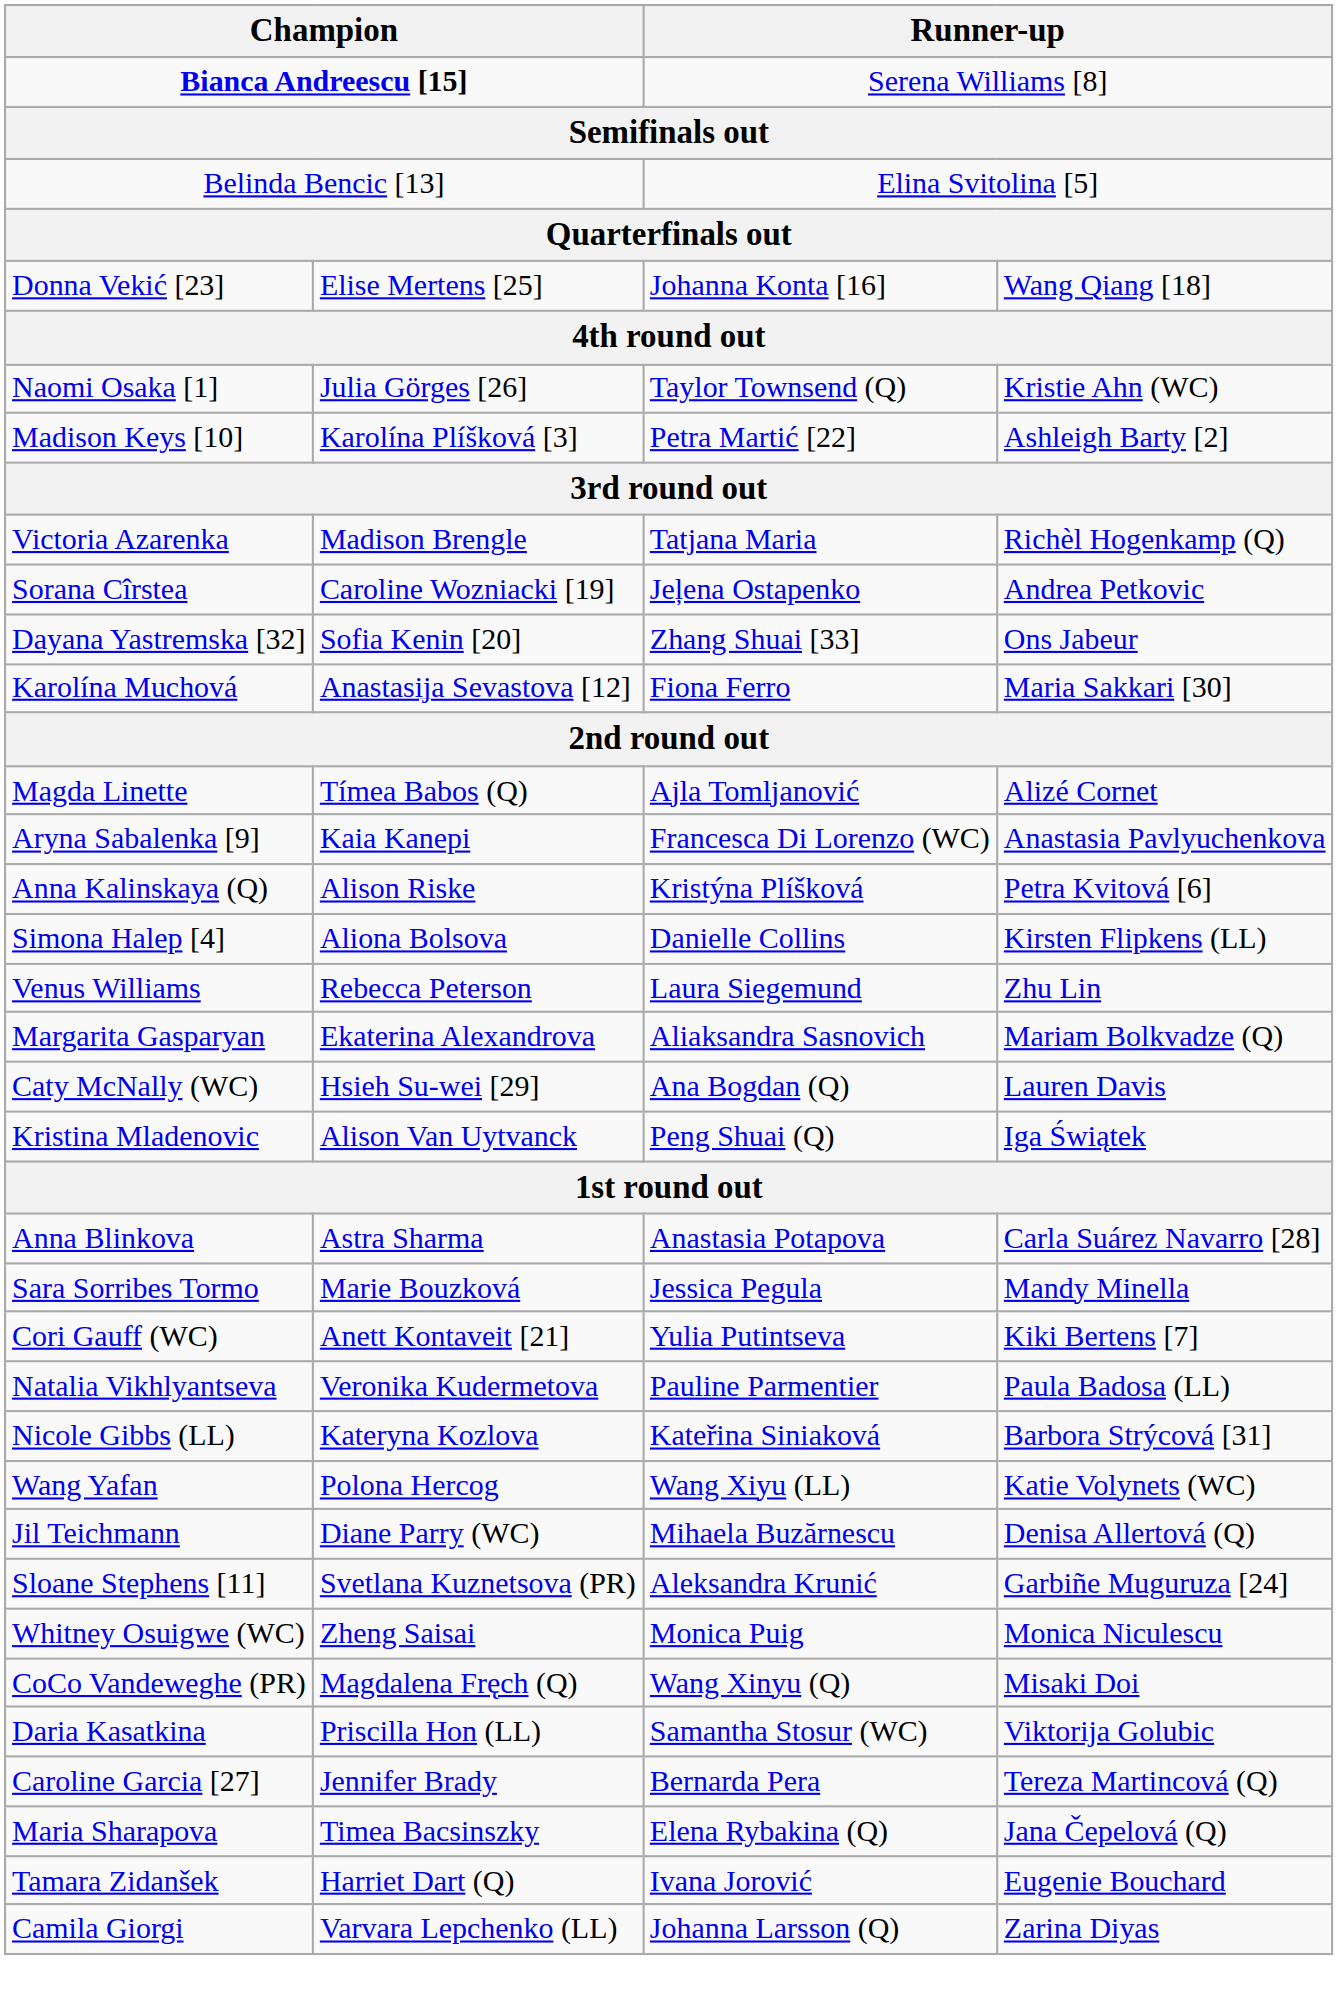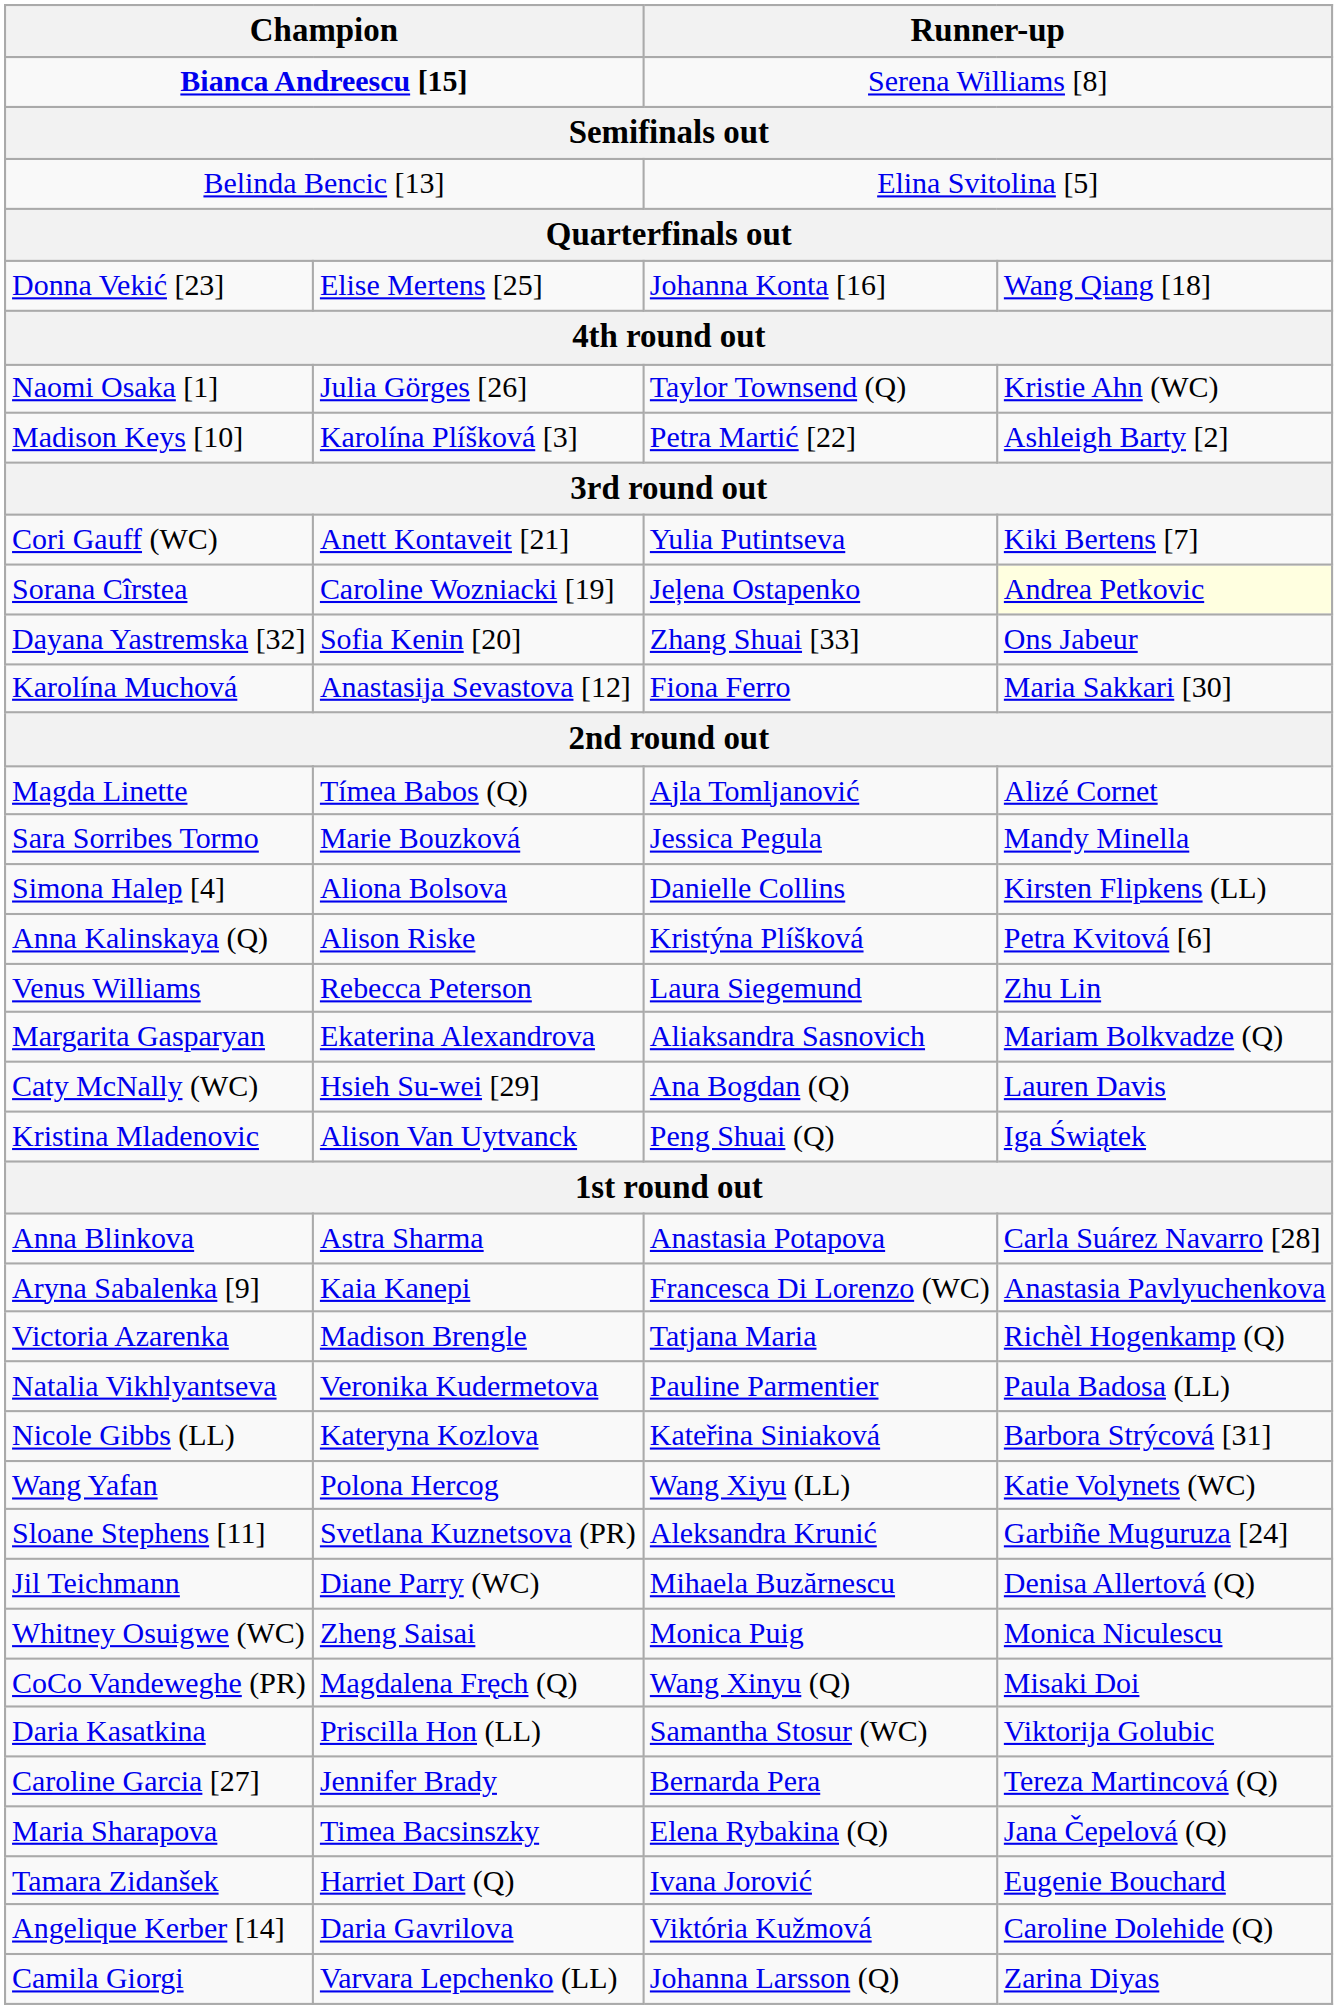rows swapped: (115, 1336) <-> (120, 539)
(1104, 589) no background -> (1104, 589) lightyellow background
rows swapped: (136, 839) <-> (135, 1287)
rows swapped: (118, 938) <-> (140, 888)
rows swapped: (139, 1583) <-> (96, 1534)
+ row: (148, 1929)
